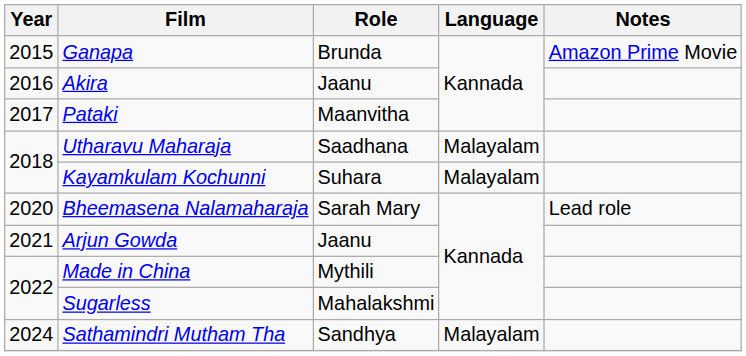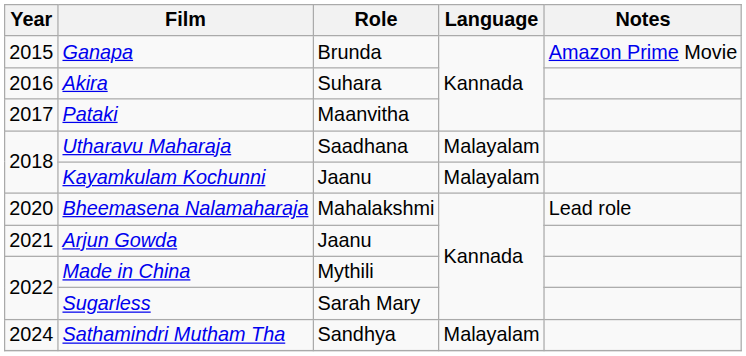(345, 83) Jaanu -> (350, 83) Suhara
(350, 177) Suhara -> (345, 177) Jaanu
(369, 209) Sarah Mary -> (376, 209) Mahalakshmi
(376, 303) Mahalakshmi -> (369, 303) Sarah Mary
